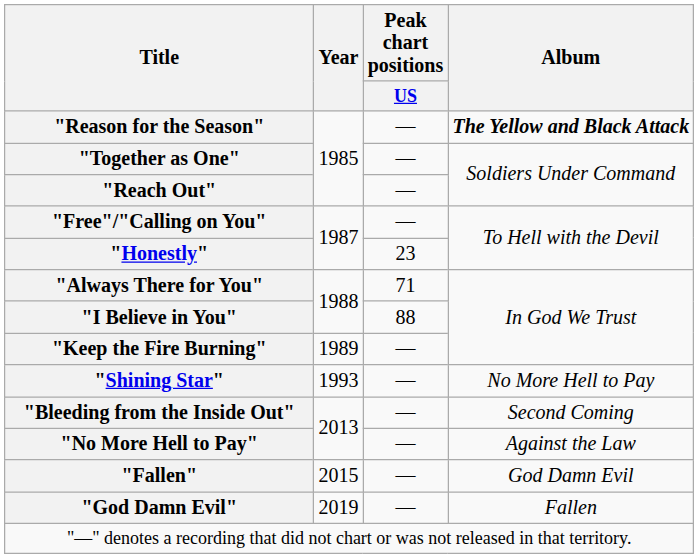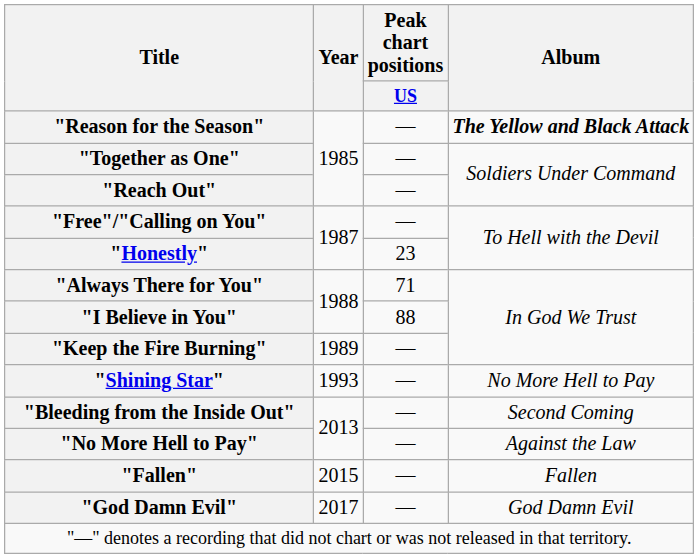(571, 475) God Damn Evil -> (571, 475) Fallen
(338, 507) 2019 -> (338, 507) 2017
(571, 507) Fallen -> (571, 507) God Damn Evil
